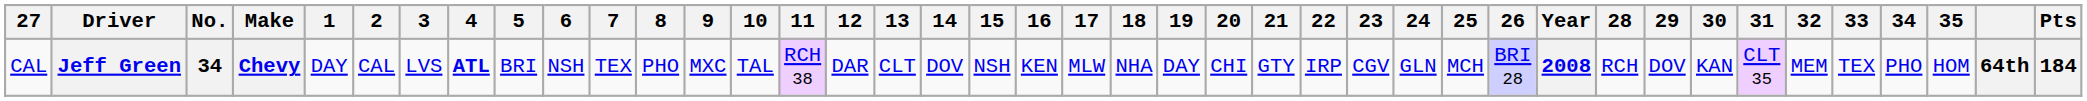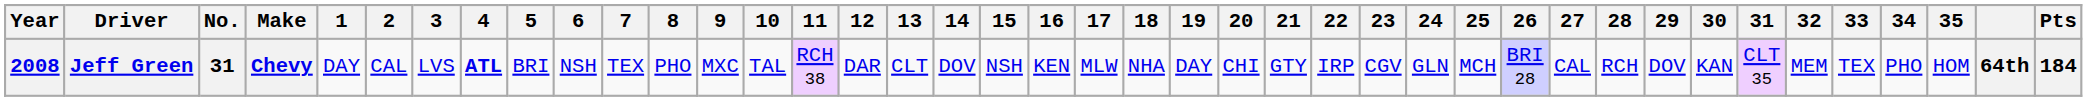columns swapped: (1566, 22) <-> (29, 22)
(210, 67) 34 -> (222, 67) 31
